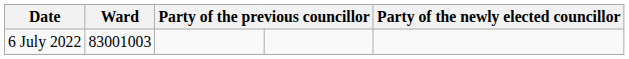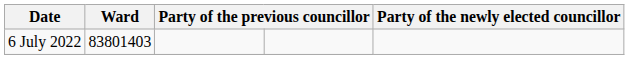(120, 41) 83001003 -> (120, 41) 83801403
